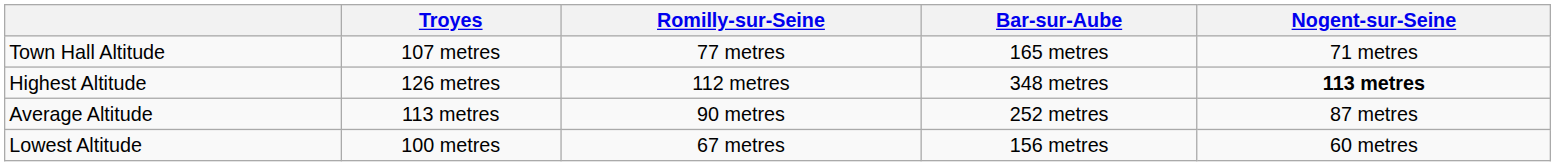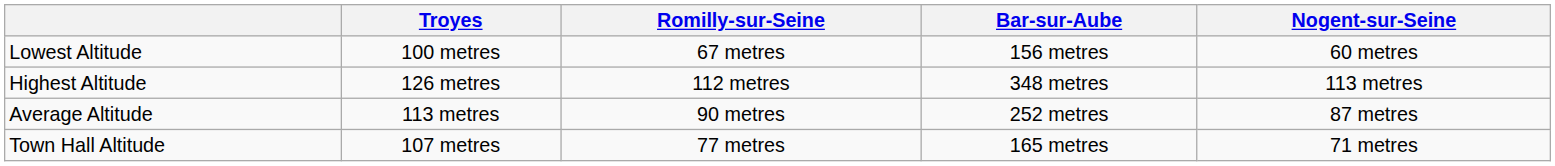rows swapped: (76, 146) <-> (87, 52)
(1374, 83) bold -> (1374, 83) normal
